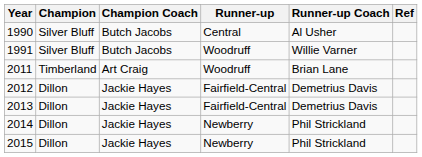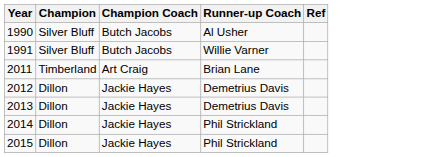- column: (245, 13)
